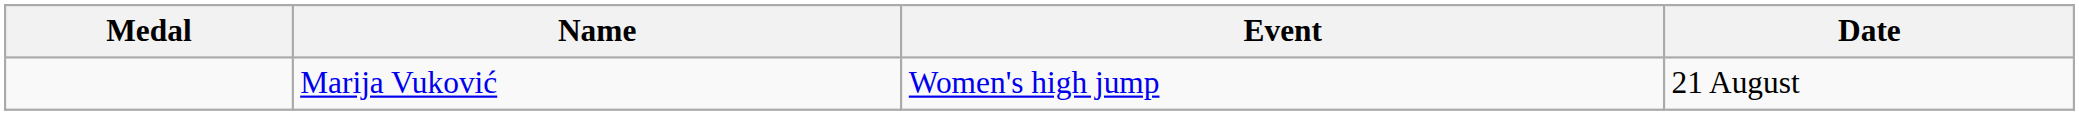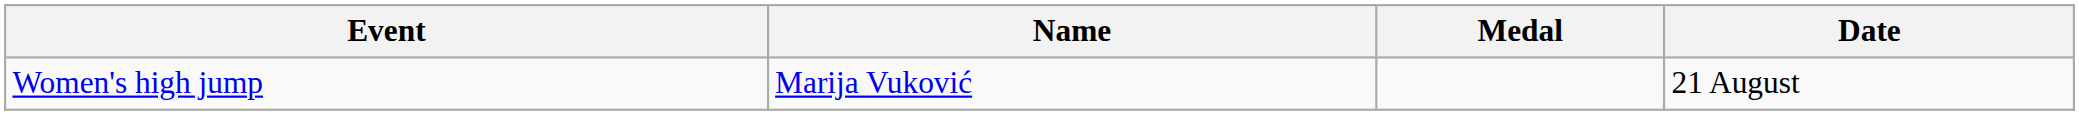columns swapped: (149, 30) <-> (1283, 30)
